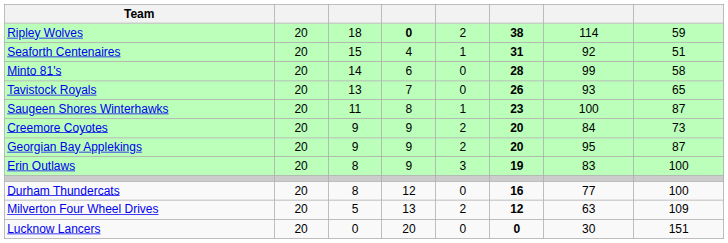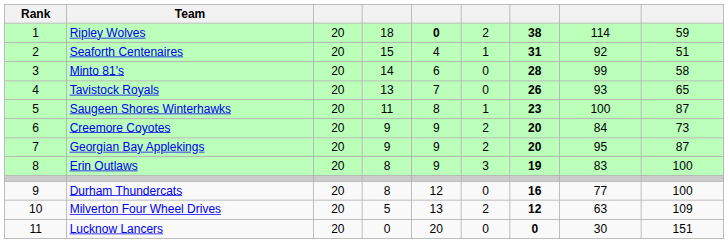+ column: (36, 14)
